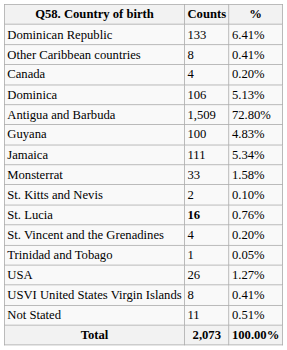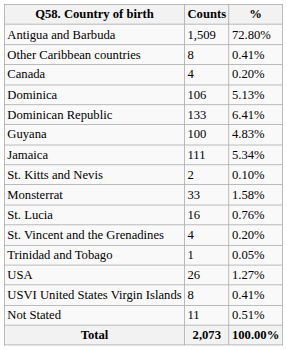rows swapped: (61, 114) <-> (60, 34)
rows swapped: (35, 174) <-> (55, 194)
(194, 214) bold -> (194, 214) normal
